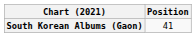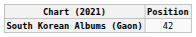(168, 26) 41 -> (168, 26) 42
